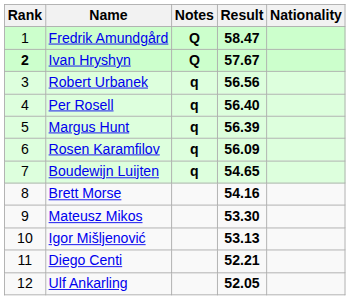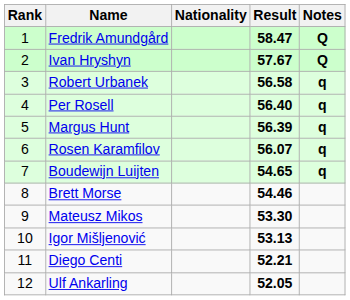columns swapped: (306, 15) <-> (194, 15)
(25, 60) bold -> (25, 60) normal
(242, 82) 56.56 -> (275, 82) 56.58
(242, 149) 56.09 -> (275, 149) 56.07
(242, 194) 54.16 -> (275, 194) 54.46
